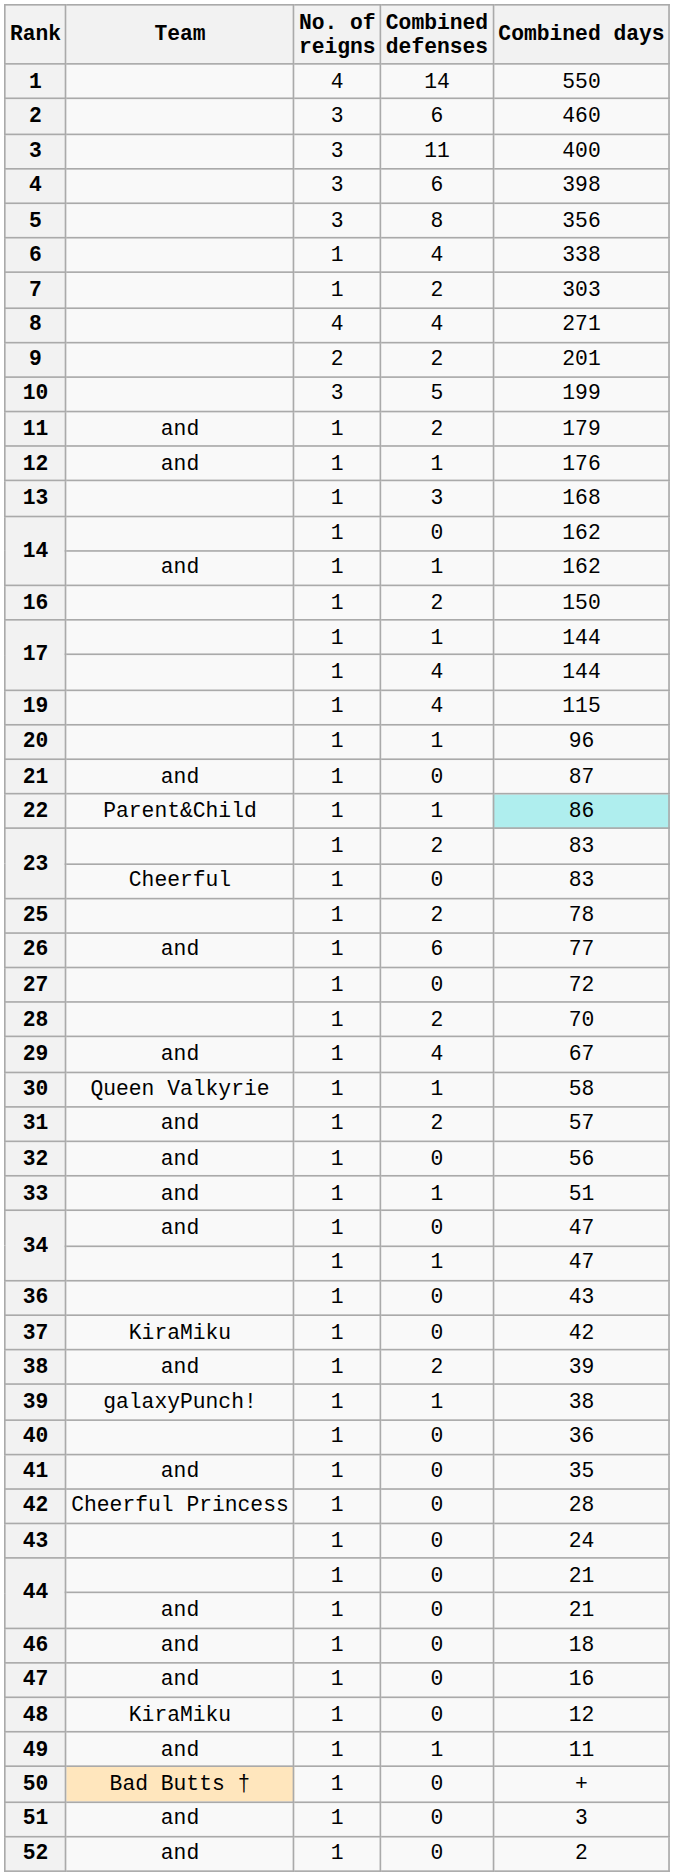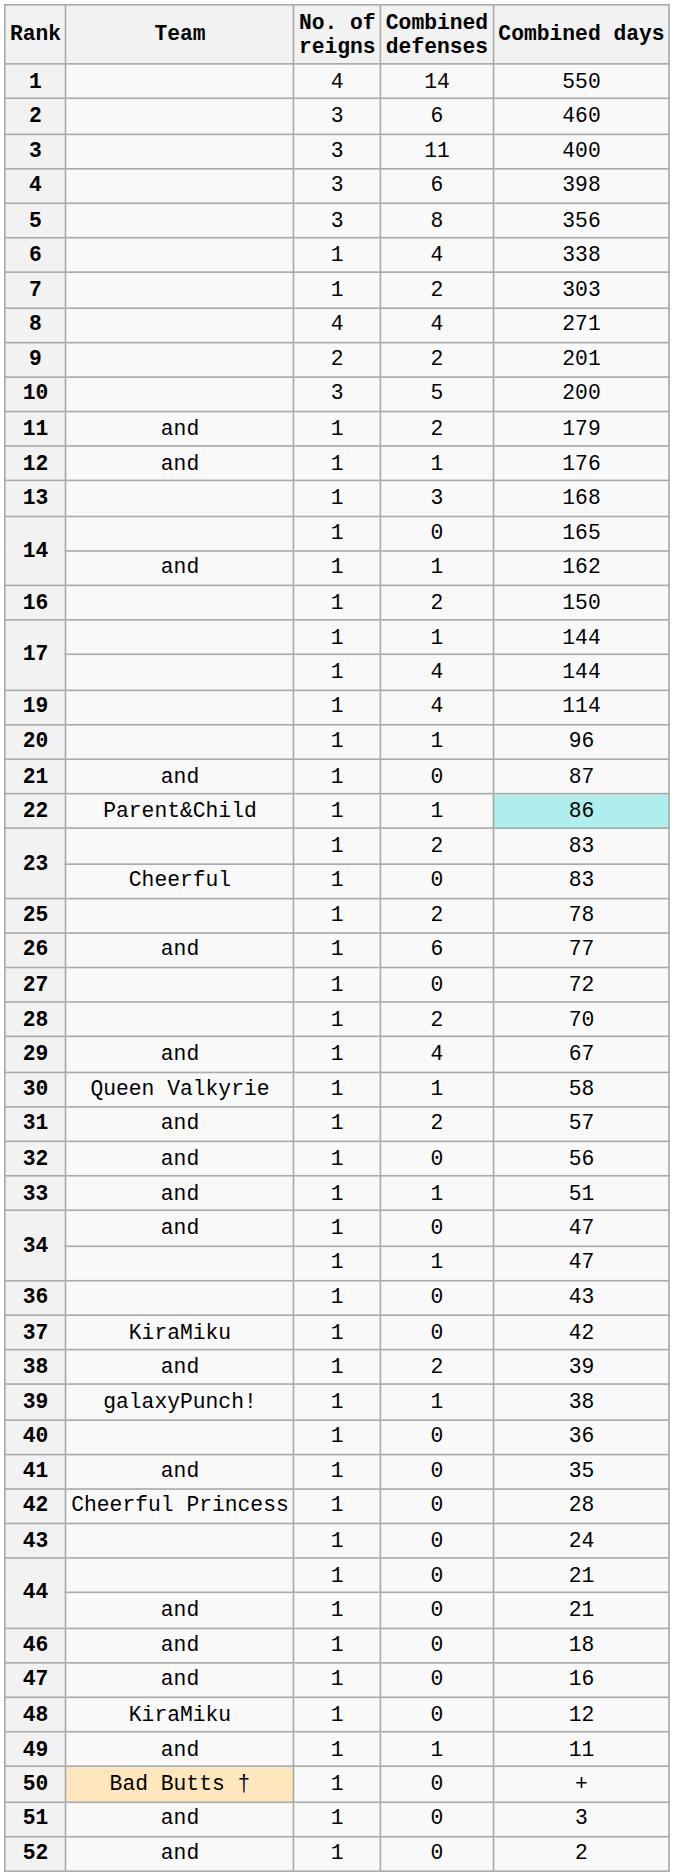(581, 394) 199 -> (581, 394) 200
(581, 533) 162 -> (581, 533) 165
(581, 707) 115 -> (581, 707) 114
